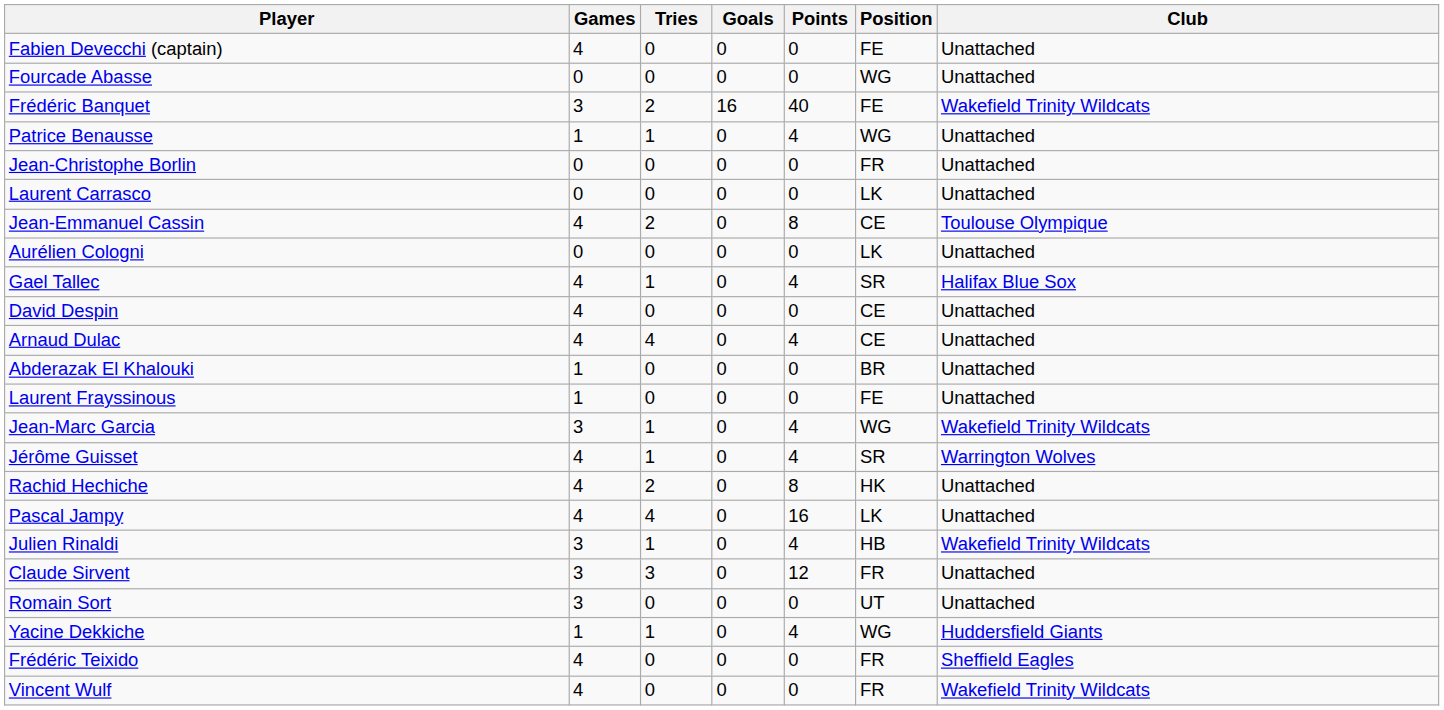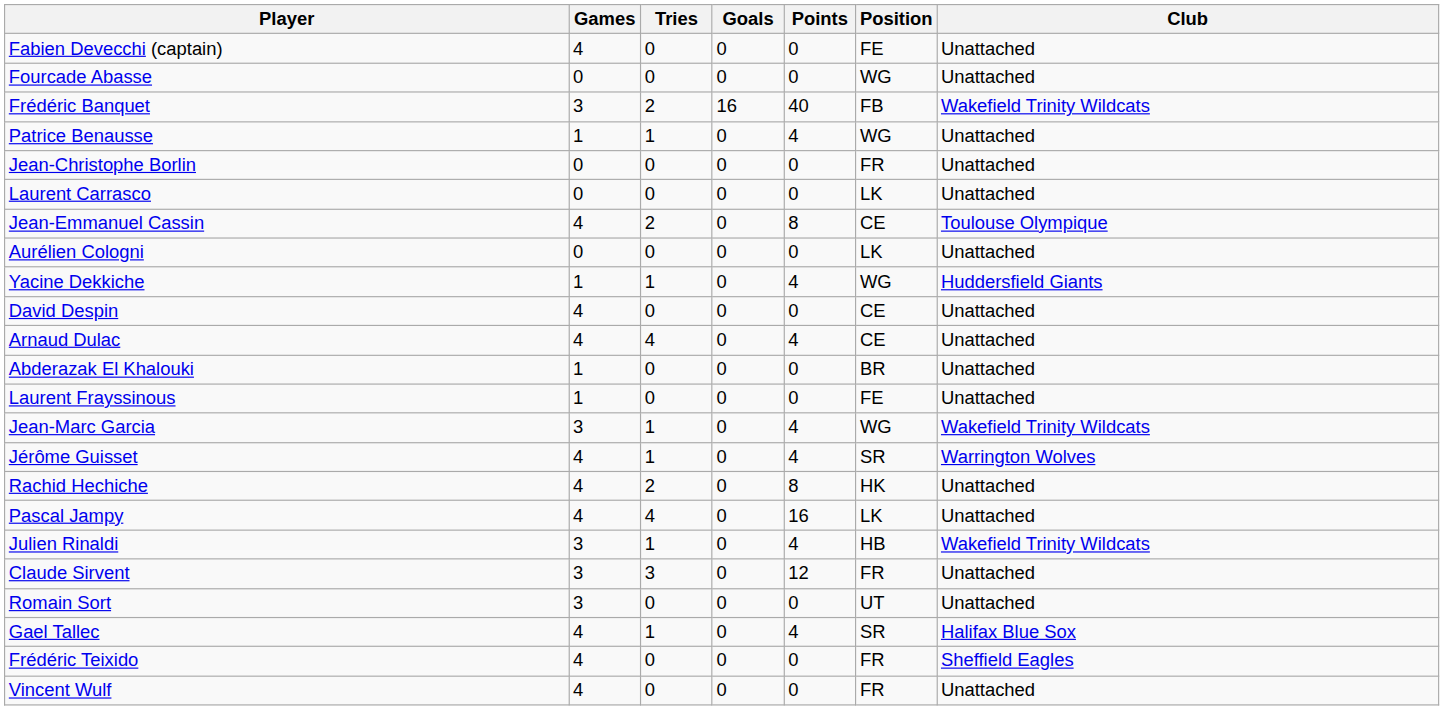(872, 106) FE -> (872, 106) FB
rows swapped: (77, 631) <-> (54, 281)
(1045, 690) Wakefield Trinity Wildcats -> (988, 690) Unattached
